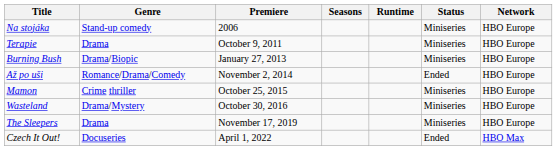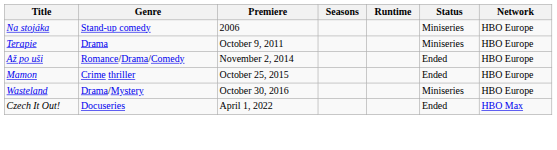- row: (34, 59)
(445, 91) Miniseries -> (435, 75) Ended
- row: (32, 122)
